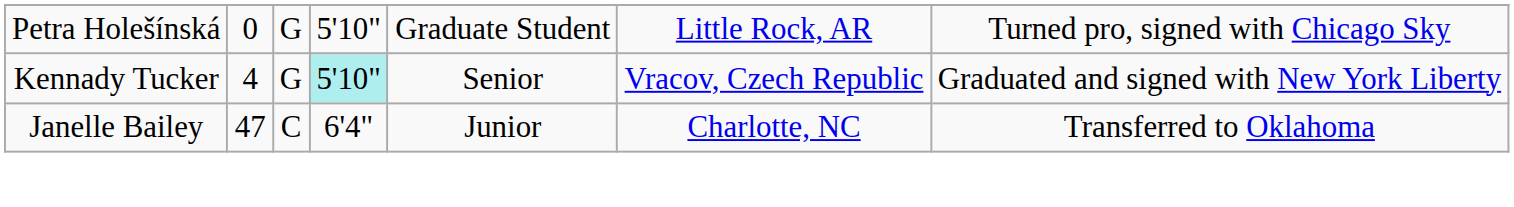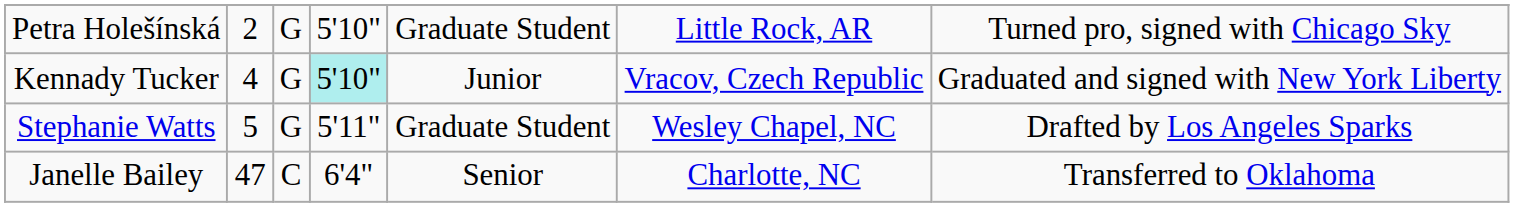(250, 28) 0 -> (250, 28) 2
(503, 77) Senior -> (503, 77) Junior
+ row: (116, 126)
(503, 126) Junior -> (503, 175) Senior
